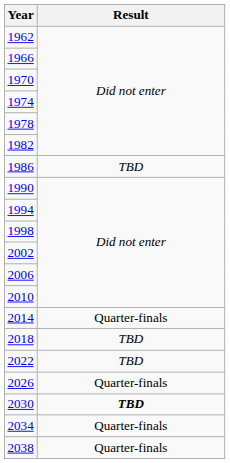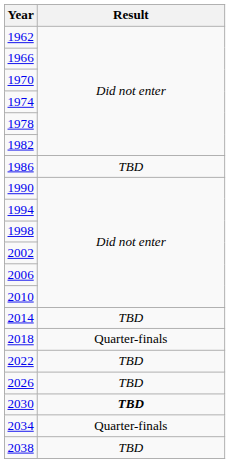(131, 318) Quarter-finals -> (131, 318) TBD
(131, 339) TBD -> (131, 339) Quarter-finals
(131, 383) Quarter-finals -> (131, 383) TBD
(131, 447) Quarter-finals -> (131, 447) TBD
